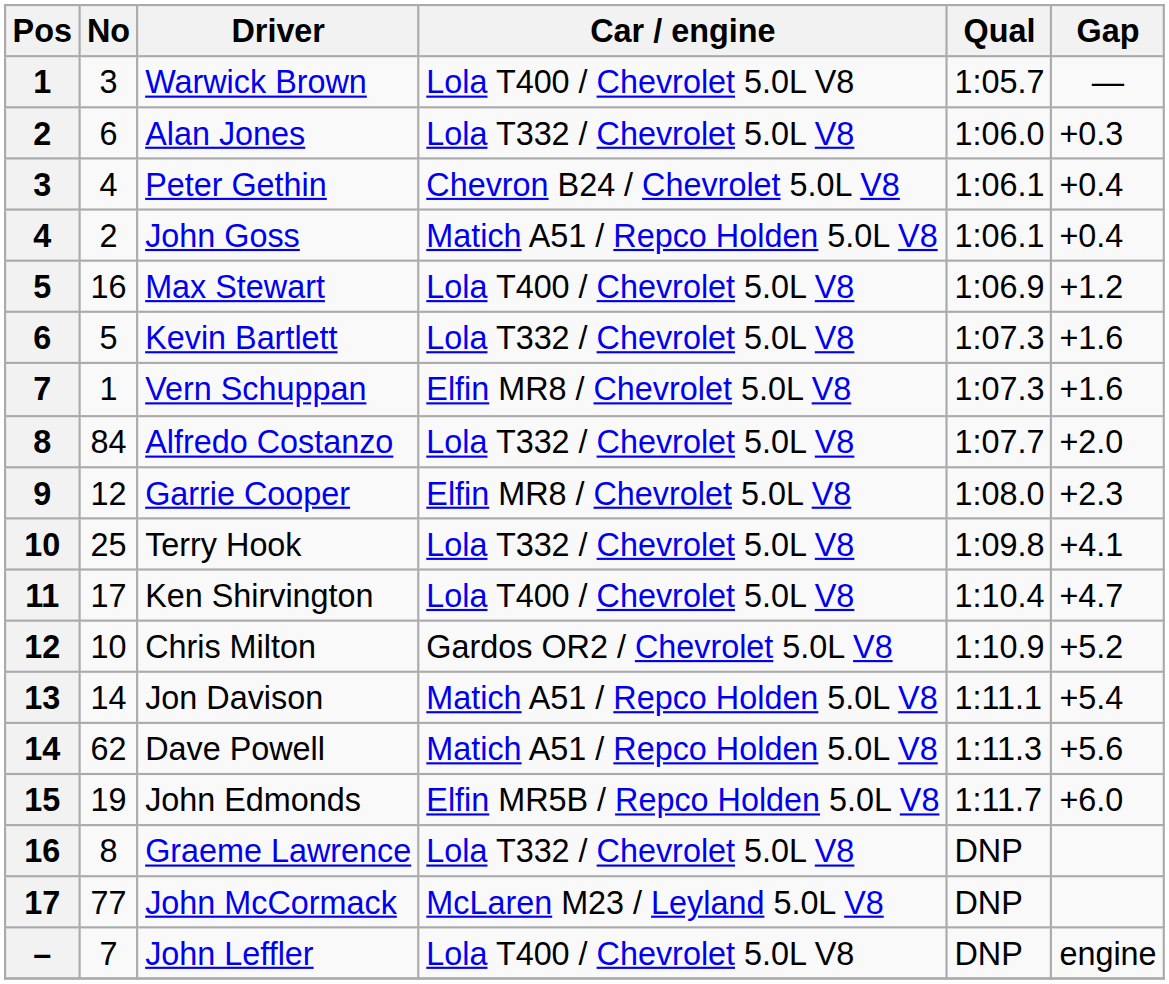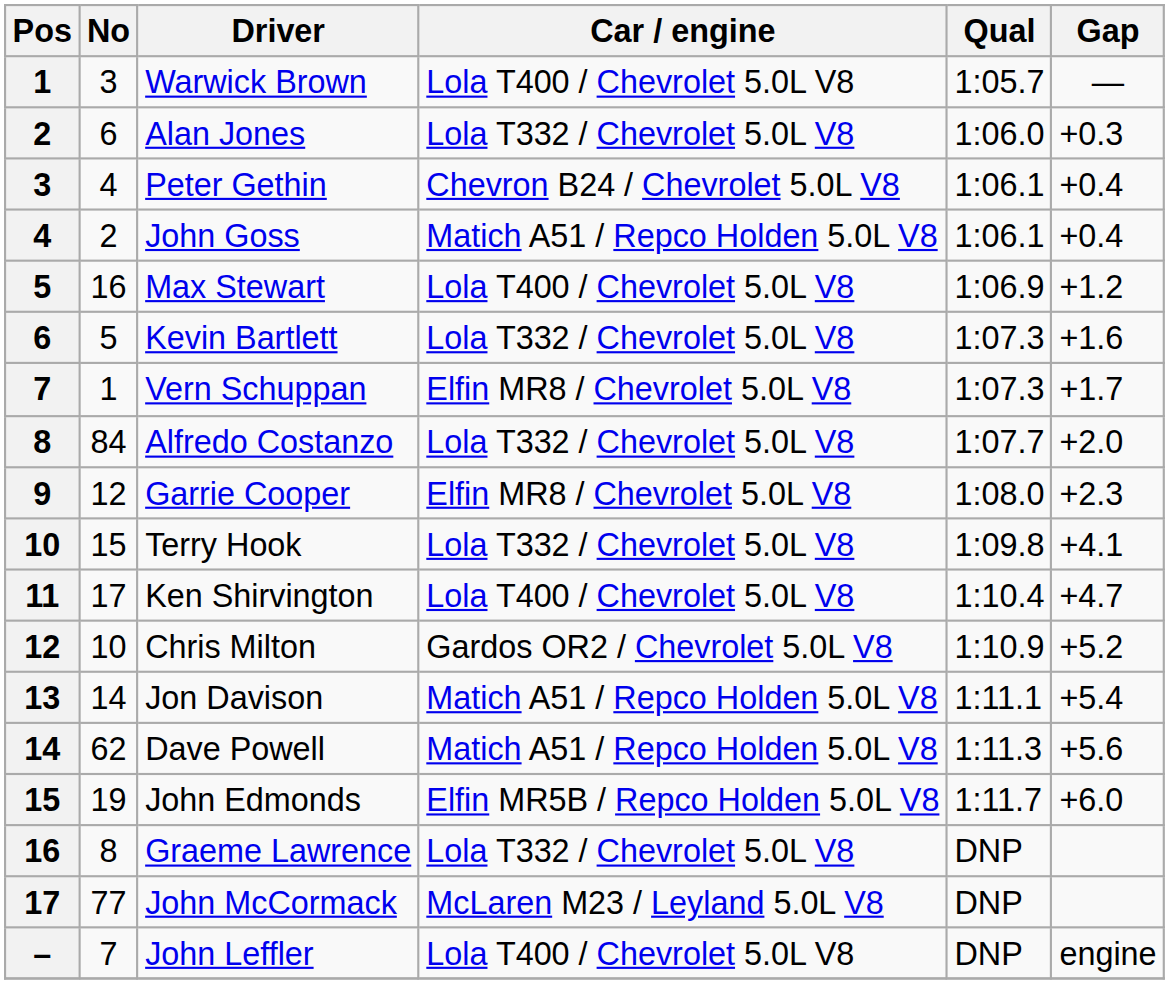(1091, 390) +1.6 -> (1091, 390) +1.7
(109, 543) 25 -> (109, 543) 15
